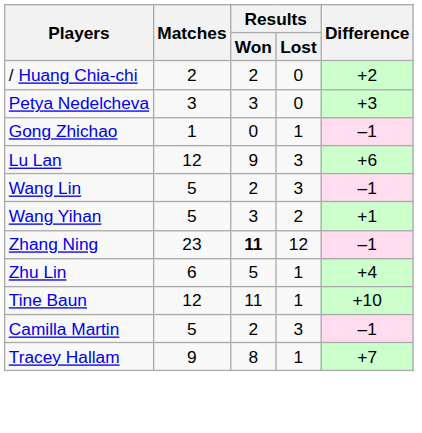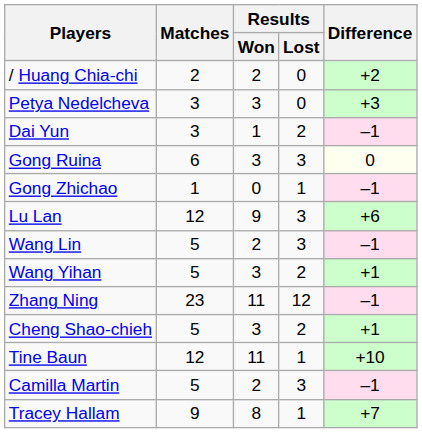+ row: (39, 131)
+ row: (55, 160)
(253, 244) bold -> (256, 301) normal
- row: (38, 272)
+ row: (80, 329)
